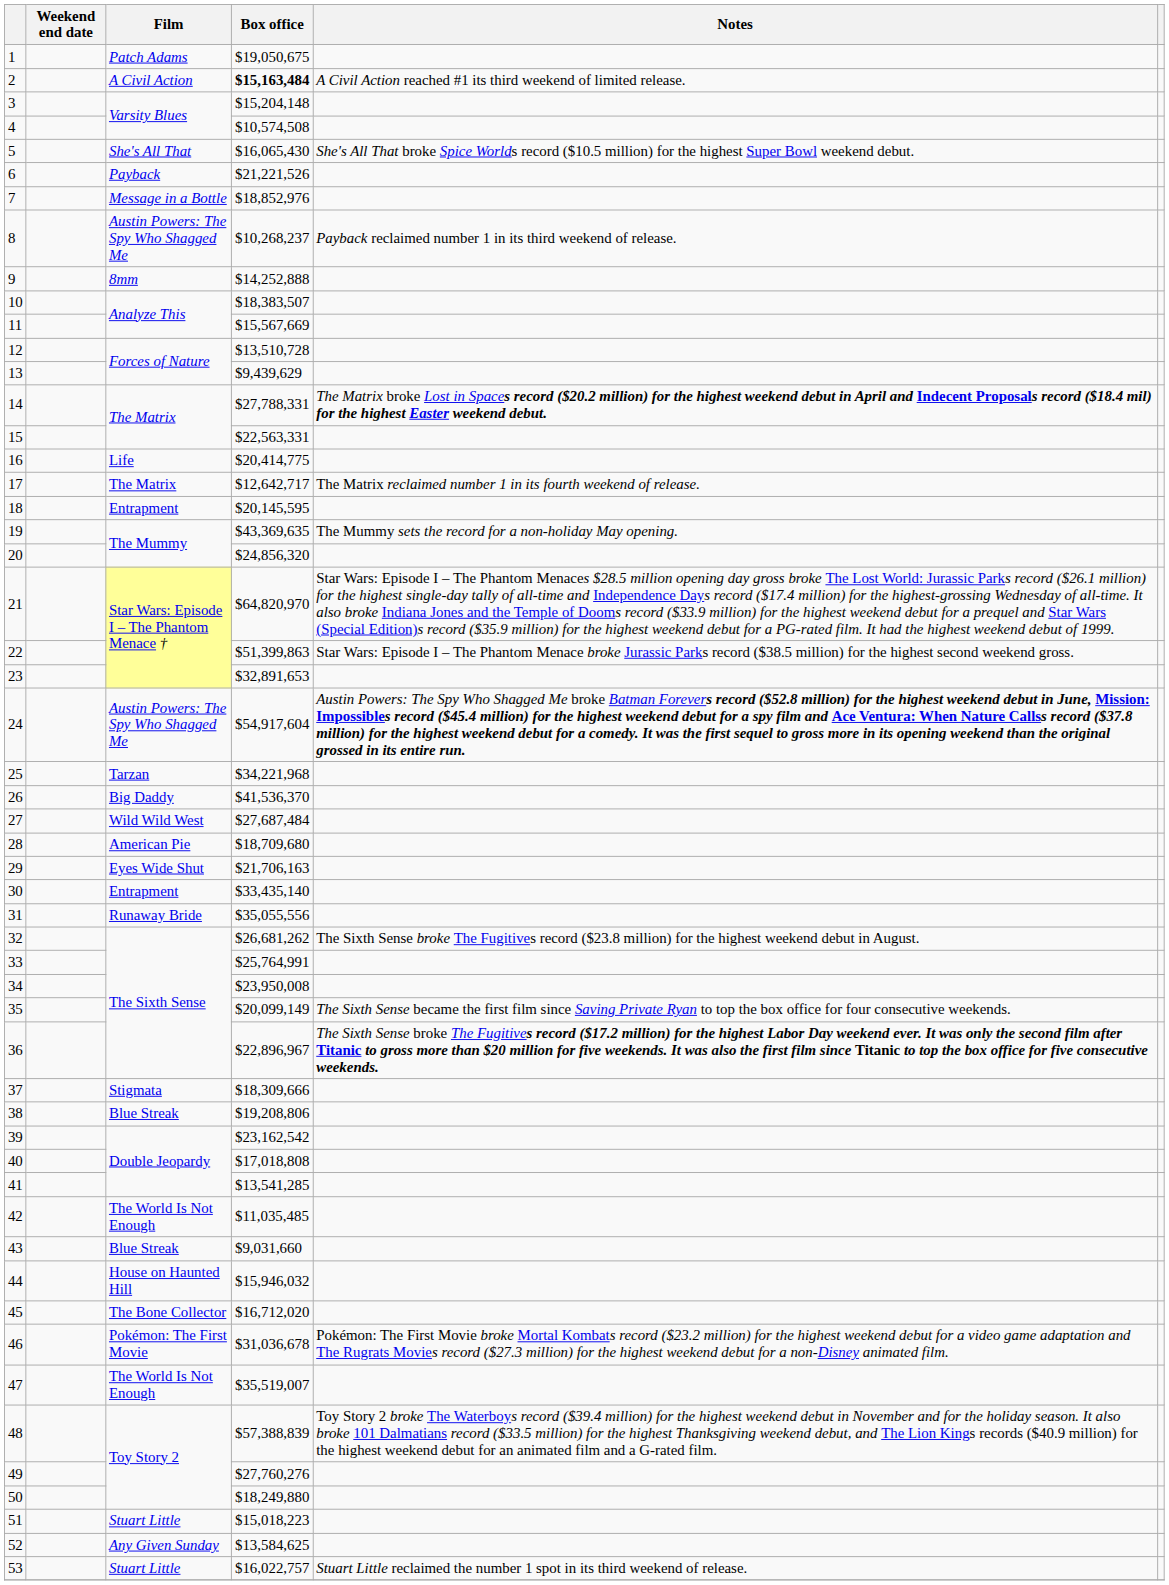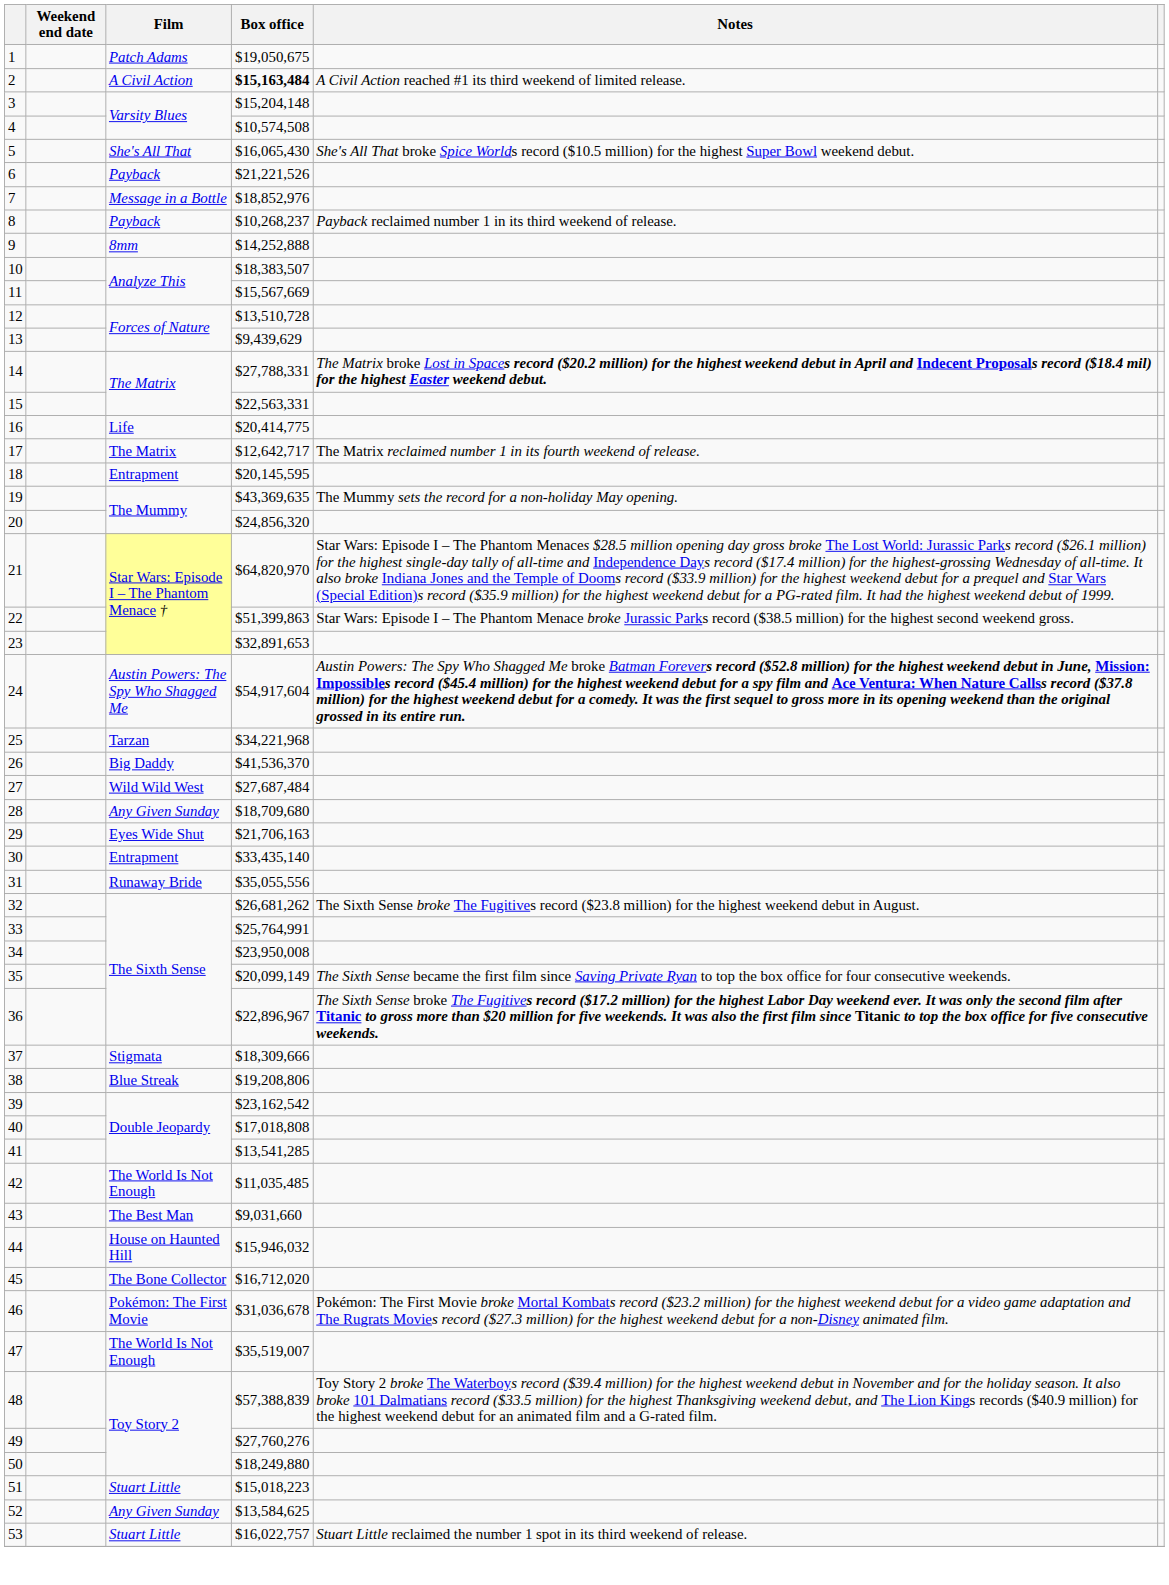(168, 238) Austin Powers: The Spy Who Shagged Me -> (135, 221) Payback
(150, 844) American Pie -> (164, 810) Any Given Sunday
(144, 1248) Blue Streak -> (151, 1215) The Best Man
